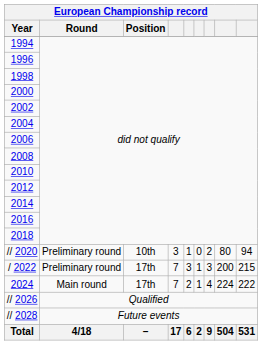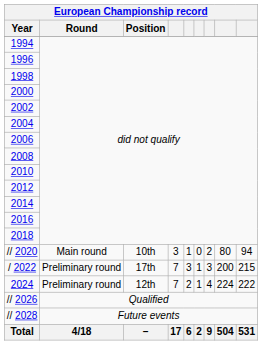(82, 252) Preliminary round -> (82, 252) Main round
(82, 284) Main round -> (82, 284) Preliminary round
(146, 284) 17th -> (146, 284) 12th
